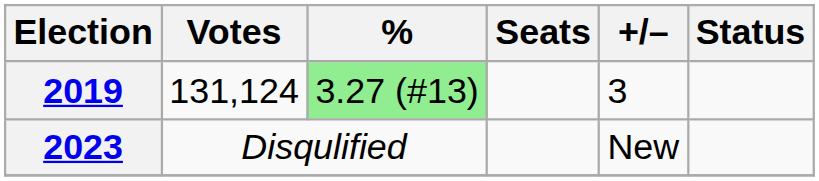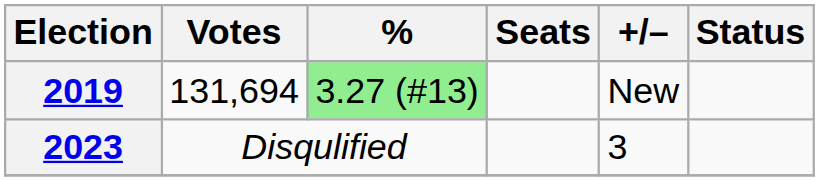(234, 89) 131,124 -> (234, 89) 131,694
(617, 89) 3 -> (643, 89) New
(643, 146) New -> (617, 146) 3
